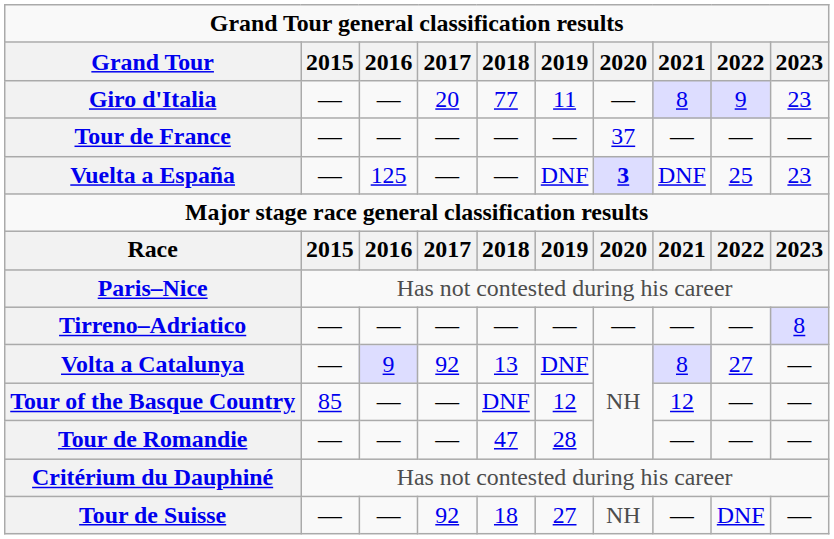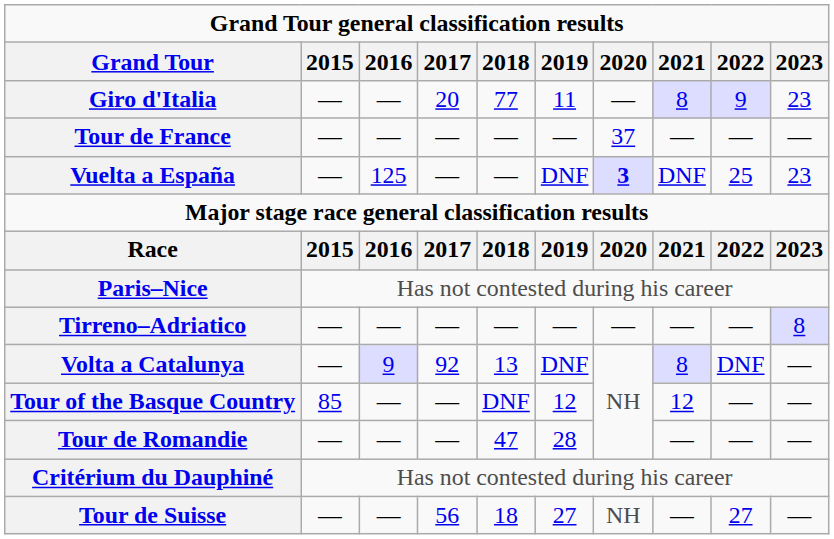(741, 363) 27 -> (741, 363) DNF
(447, 514) 92 -> (447, 514) 56
(741, 514) DNF -> (741, 514) 27
